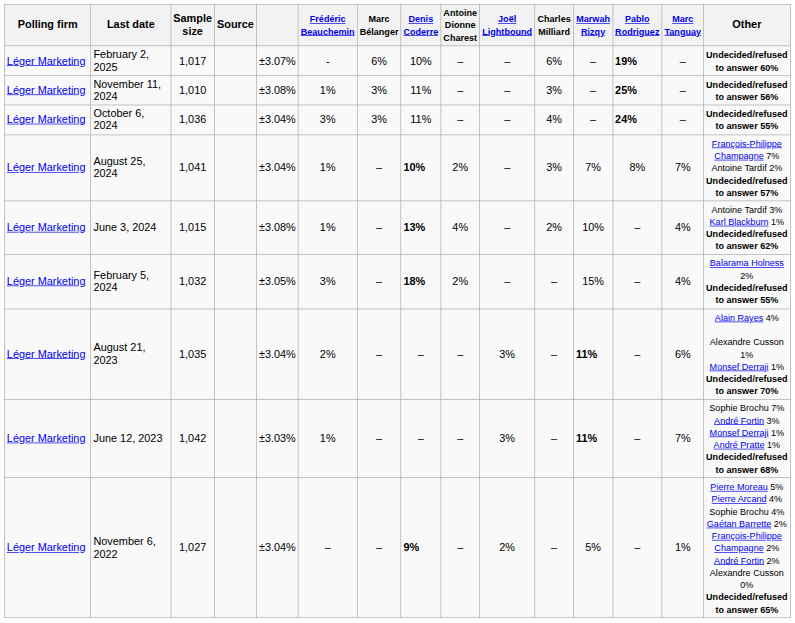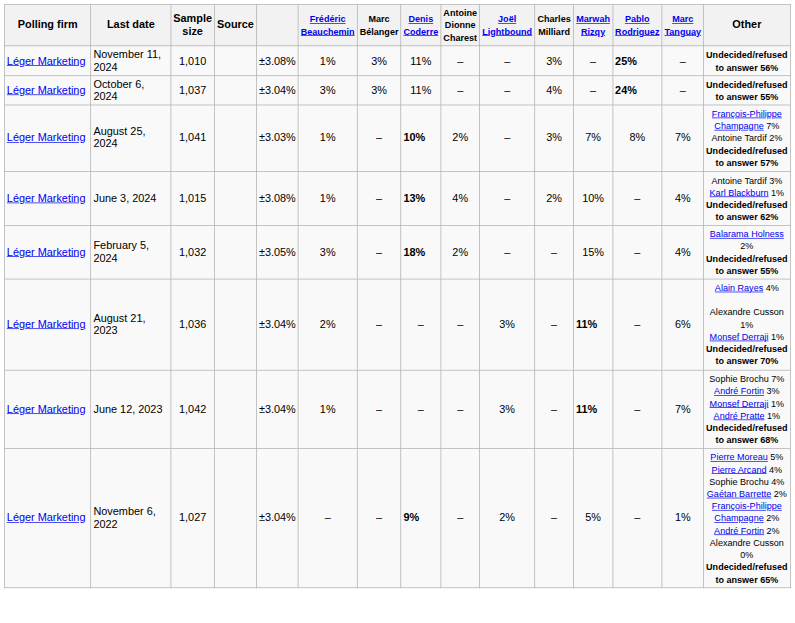- row: (121, 60)
(193, 119) 1,036 -> (193, 90) 1,037
(277, 167) ±3.04% -> (277, 138) ±3.03%
(193, 354) 1,035 -> (193, 324) 1,036
(277, 438) ±3.03% -> (277, 409) ±3.04%
